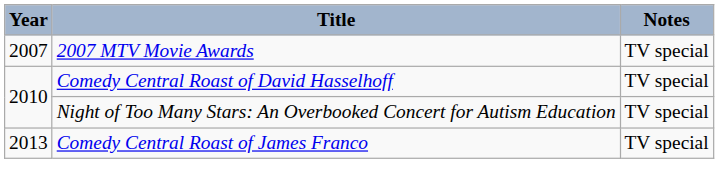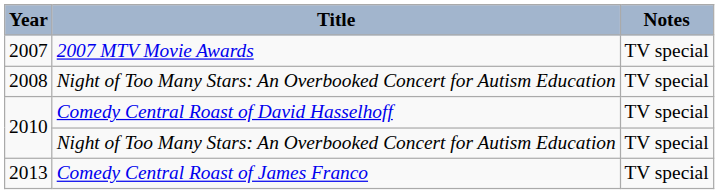+ row: (28, 81)
